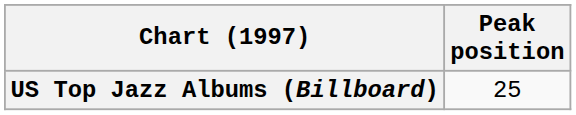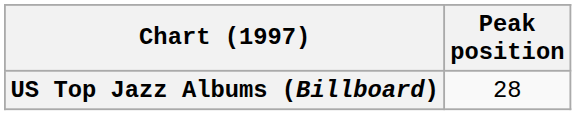(507, 91) 25 -> (507, 91) 28
